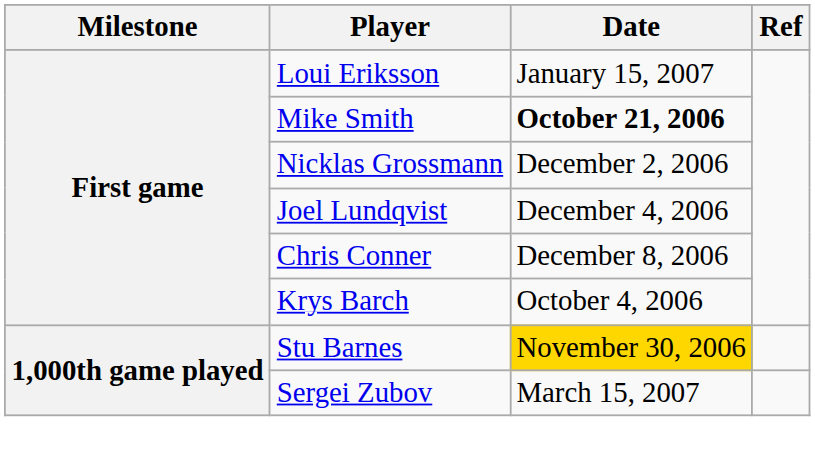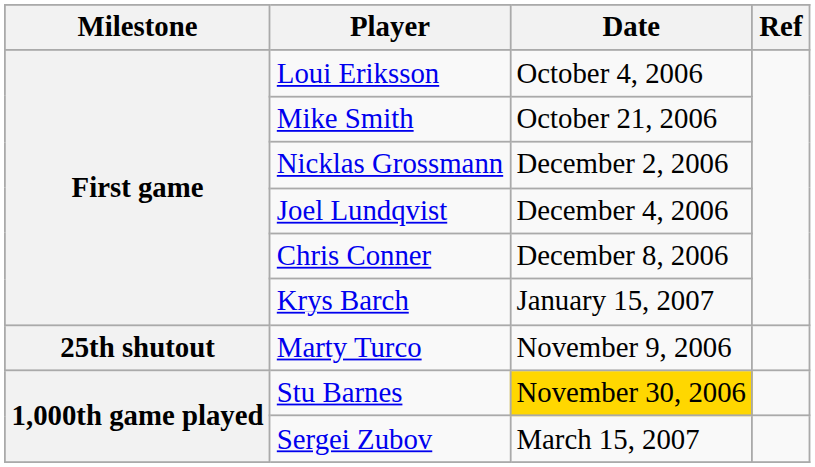(615, 73) January 15, 2007 -> (610, 73) October 4, 2006
(621, 118) bold -> (617, 118) normal
(610, 301) October 4, 2006 -> (615, 301) January 15, 2007
+ row: (349, 347)
